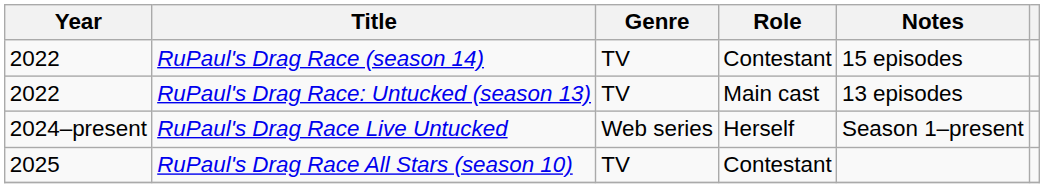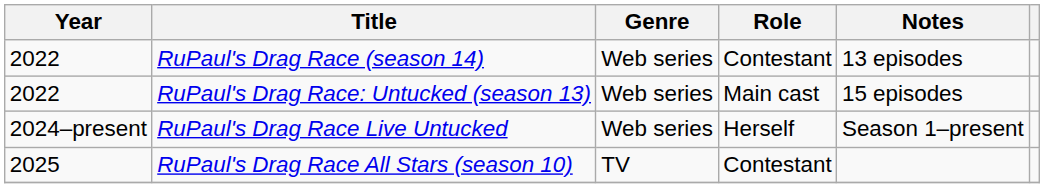(616, 57) TV -> (657, 57) Web series
(902, 57) 15 episodes -> (902, 57) 13 episodes
(616, 93) TV -> (657, 93) Web series
(902, 93) 13 episodes -> (902, 93) 15 episodes
